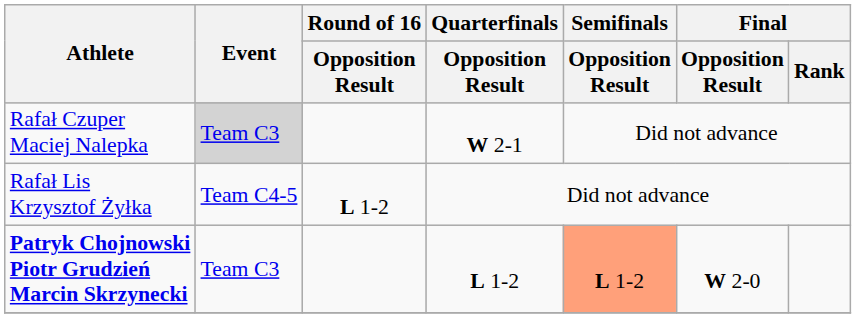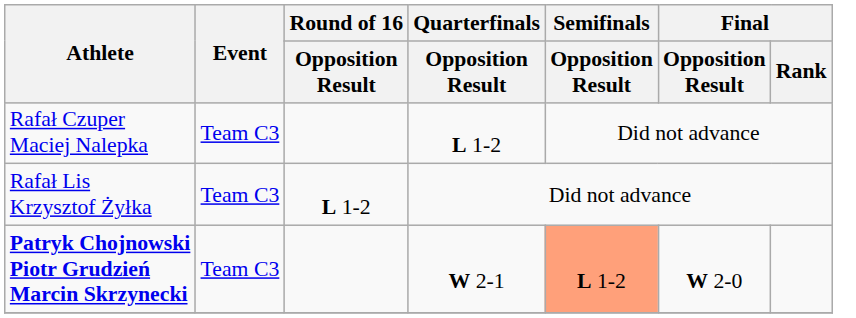(240, 133) lightgrey background -> (240, 133) no background
(495, 145) W 2-1 -> (477, 145) L 1-2
(249, 194) Team C4-5 -> (240, 194) Team C3
(495, 281) L 1-2 -> (477, 281) W 2-1
